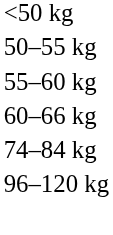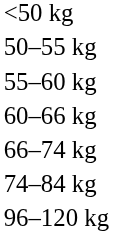+ row: (50, 149)
